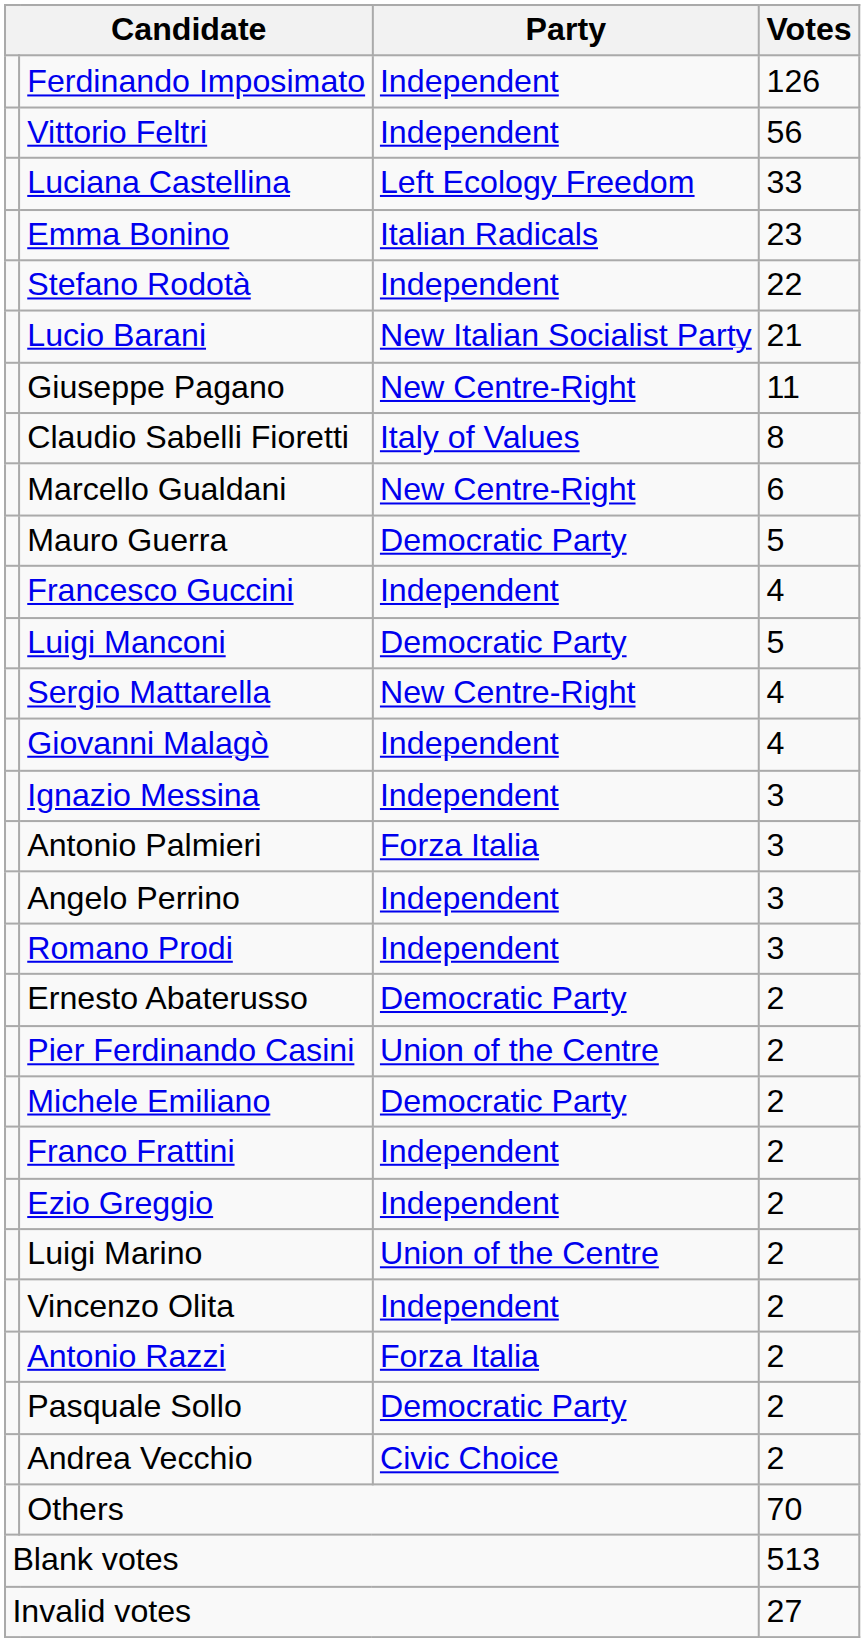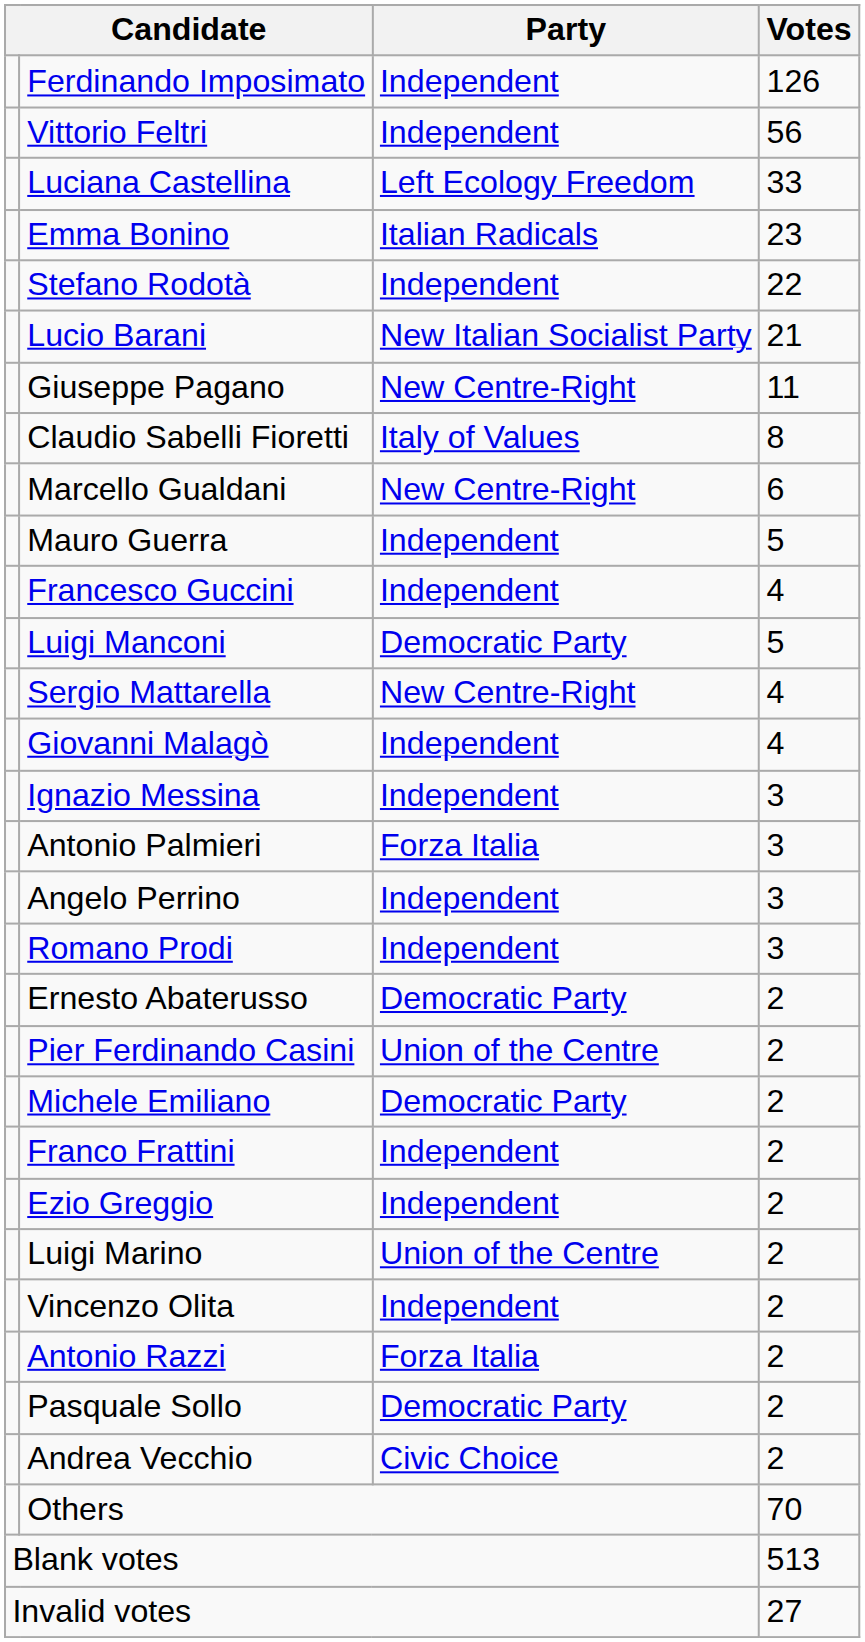(503, 540) Democratic Party -> (469, 540) Independent
